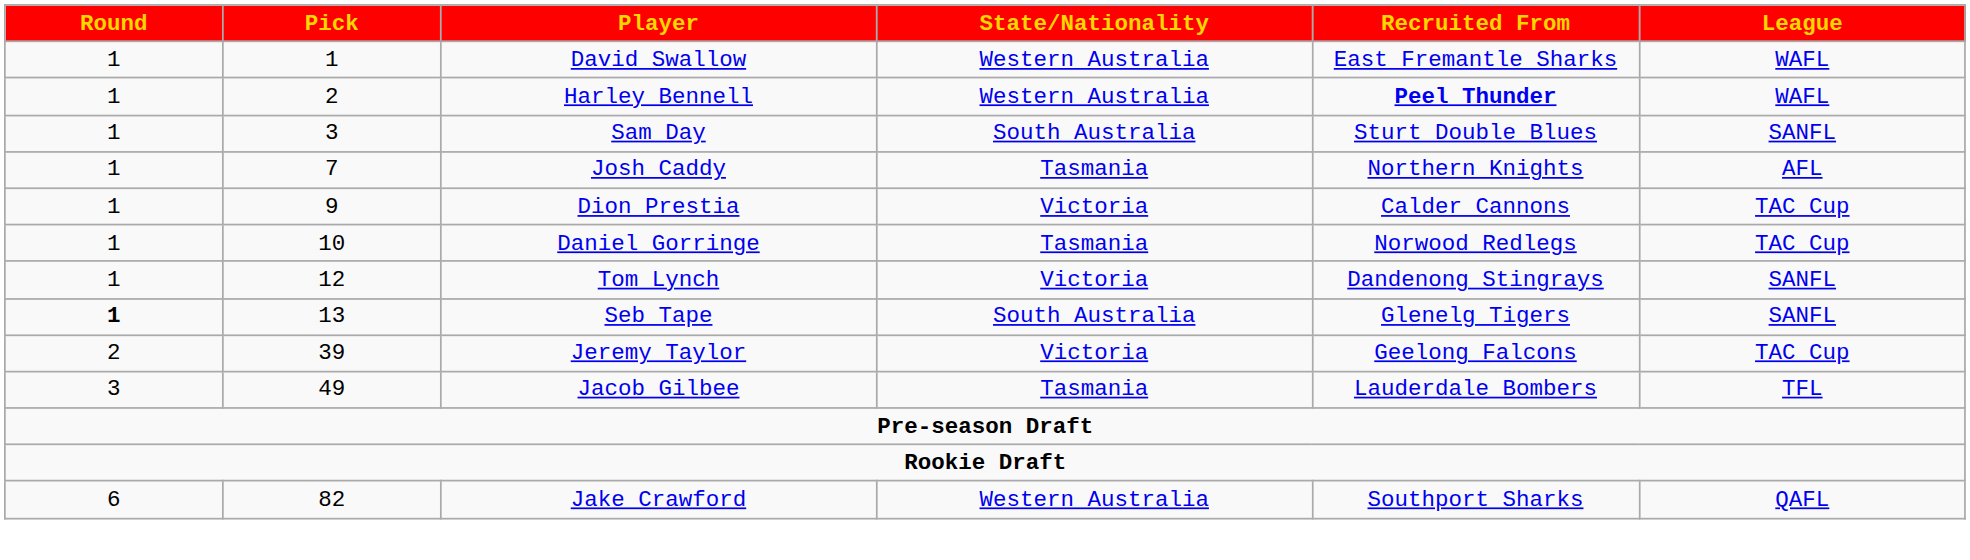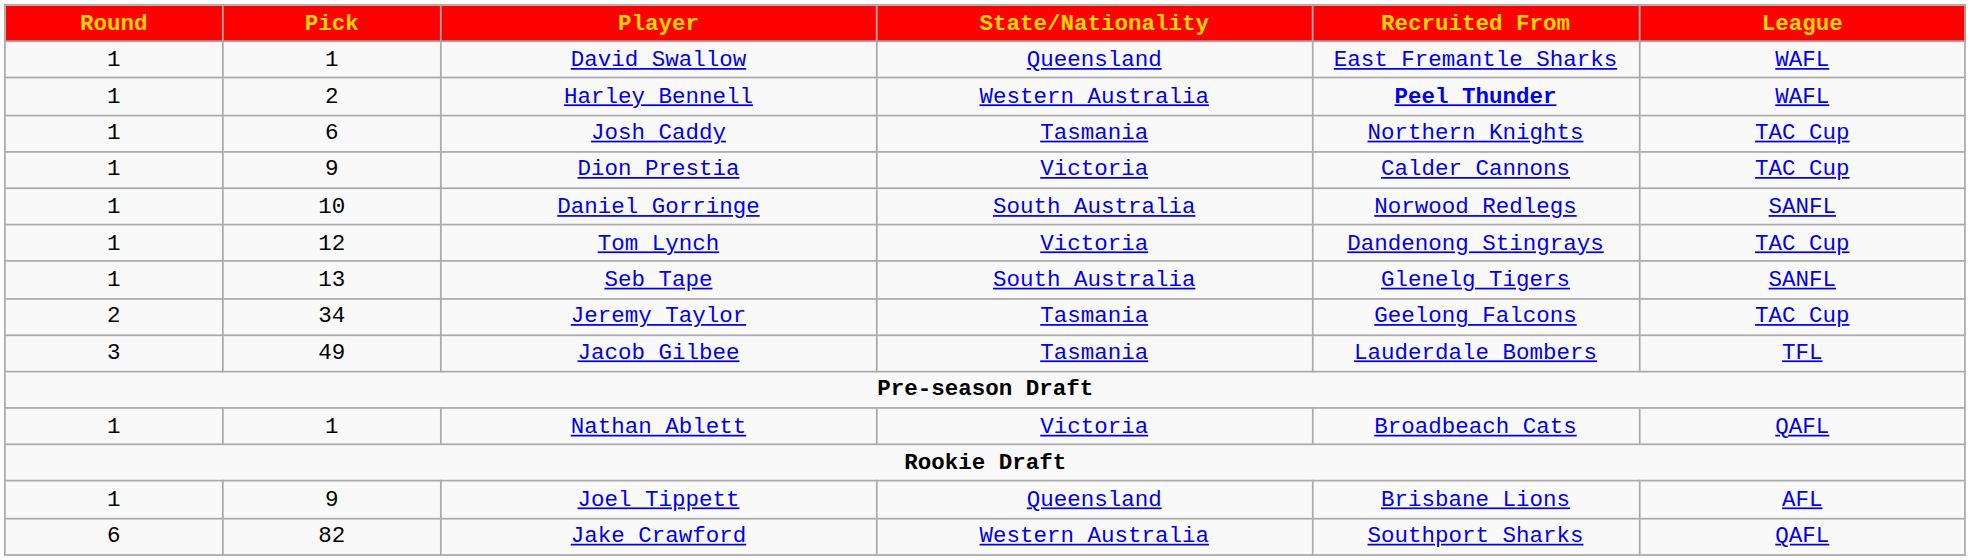(1094, 60) Western Australia -> (1094, 60) Queensland
- row: (658, 133)
(332, 170) 7 -> (332, 133) 6
(1802, 170) AFL -> (1802, 133) TAC Cup
(1094, 243) Tasmania -> (1094, 206) South Australia
(1802, 243) TAC Cup -> (1802, 206) SANFL
(1802, 280) SANFL -> (1802, 243) TAC Cup
(114, 316) bold -> (114, 280) normal
(332, 353) 39 -> (332, 316) 34
(1094, 353) Victoria -> (1094, 316) Tasmania
+ row: (658, 426)
+ row: (658, 500)
